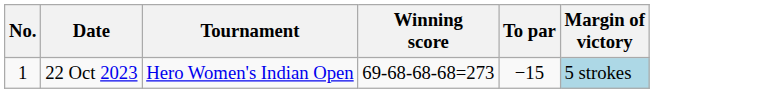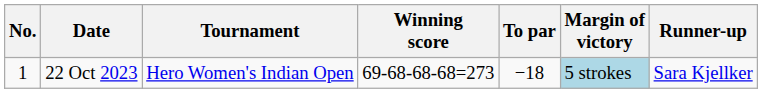+ column: (703, 31)
(529, 73) −15 -> (529, 73) −18
